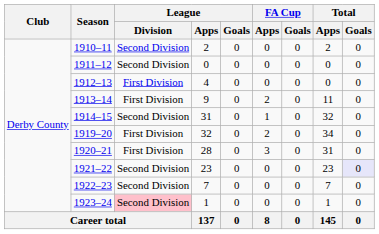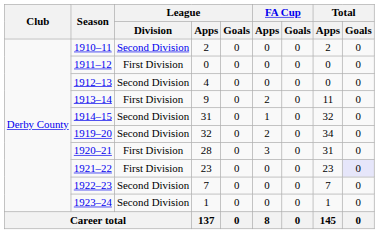(153, 64) Second Division -> (153, 64) First Division
(153, 82) First Division -> (153, 82) Second Division
(153, 133) First Division -> (153, 133) Second Division
(153, 168) Second Division -> (153, 168) First Division
(153, 202) pink background -> (153, 202) no background
